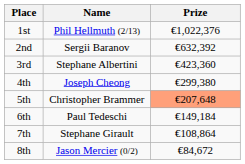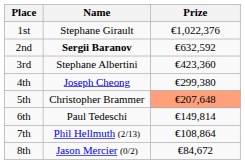(97, 30) Phil Hellmuth (2/13) -> (97, 30) Stephane Girault
(97, 47) normal -> (97, 47) bold
(195, 47) €632,392 -> (195, 47) €632,592
(195, 116) €149,184 -> (195, 116) €149,814
(97, 133) Stephane Girault -> (97, 133) Phil Hellmuth (2/13)
